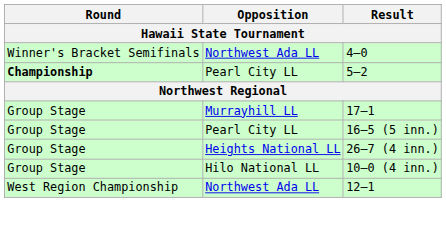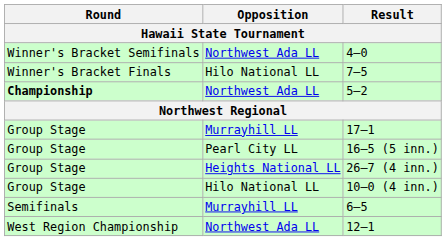+ row: (357, 72)
(252, 72) Pearl City LL -> (262, 91) Northwest Ada LL
+ row: (357, 207)
